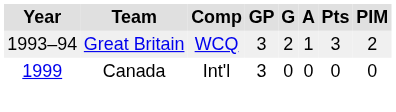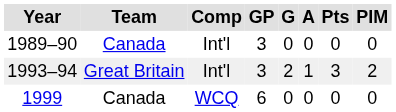+ row: (42, 44)
(217, 44) WCQ -> (217, 71) Int'l
(217, 71) Int'l -> (217, 98) WCQ
(262, 71) 3 -> (262, 98) 6
